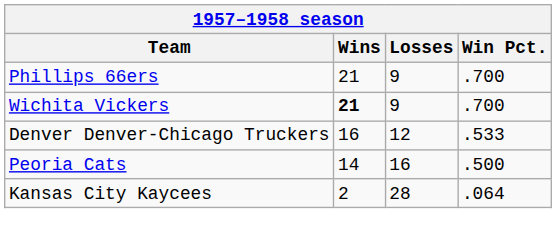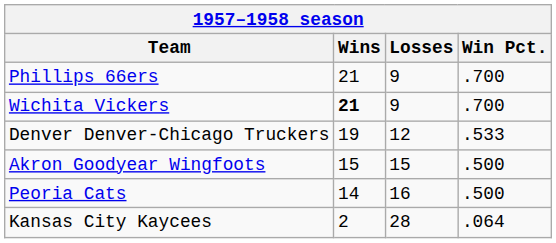(349, 135) 16 -> (349, 135) 19
+ row: (137, 164)
